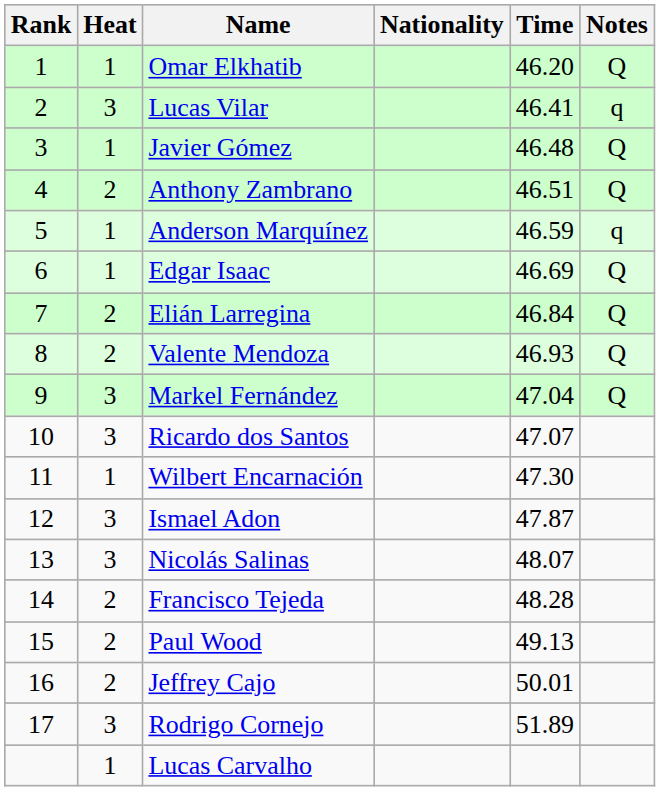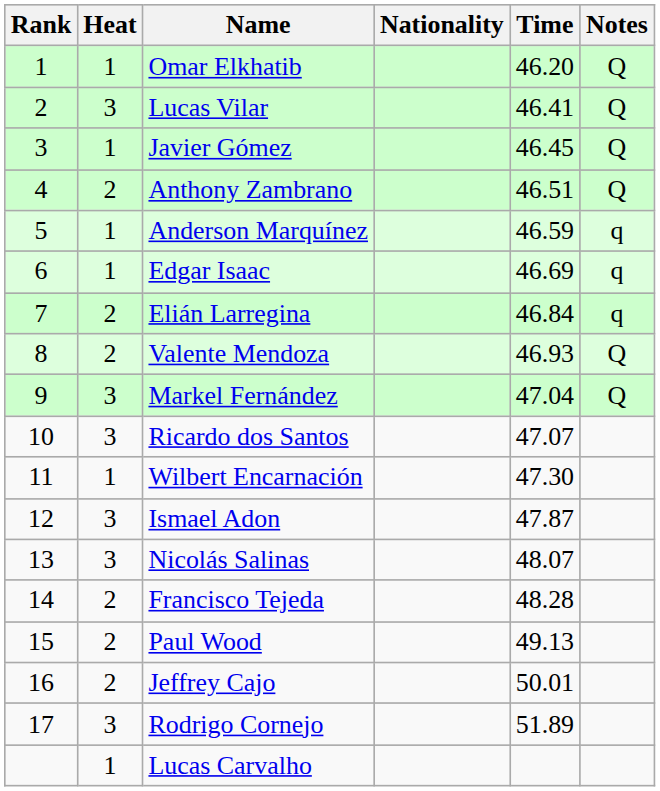(617, 107) q -> (617, 107) Q
(545, 148) 46.48 -> (545, 148) 46.45
(617, 271) Q -> (617, 271) q
(617, 312) Q -> (617, 312) q
